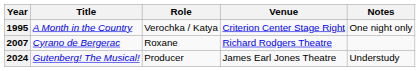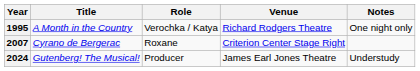(284, 27) Criterion Center Stage Right -> (277, 27) Richard Rodgers Theatre
(277, 43) Richard Rodgers Theatre -> (284, 43) Criterion Center Stage Right
